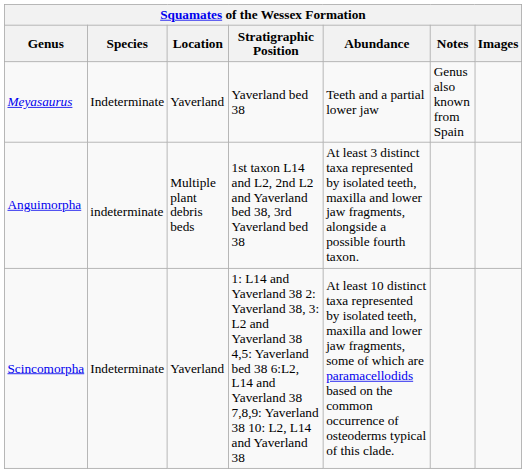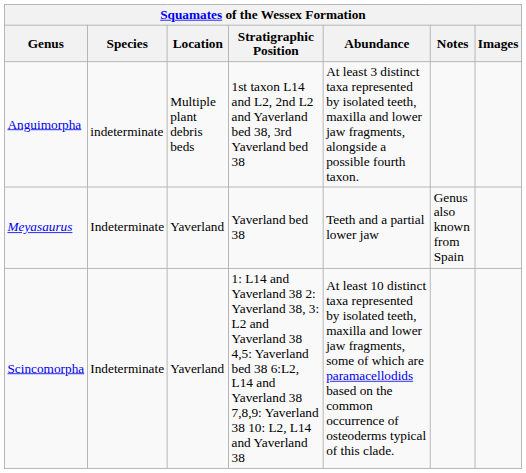rows swapped: (40, 101) <-> (44, 205)
